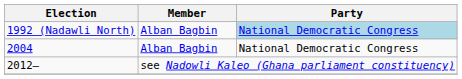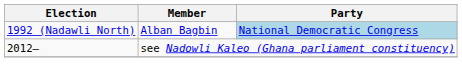- row: (20, 48)
